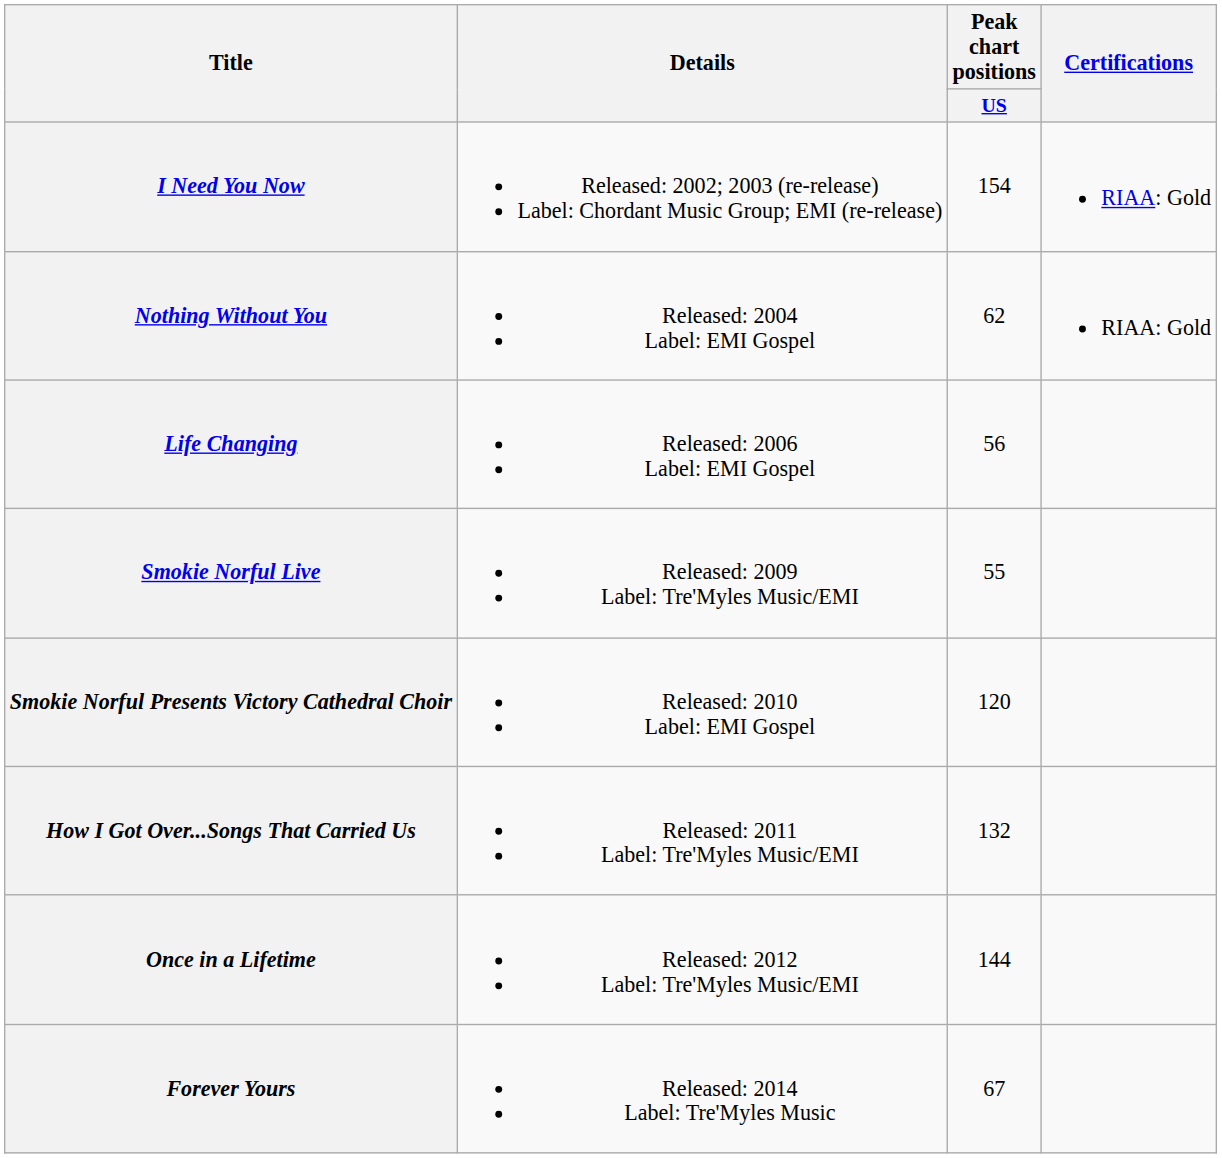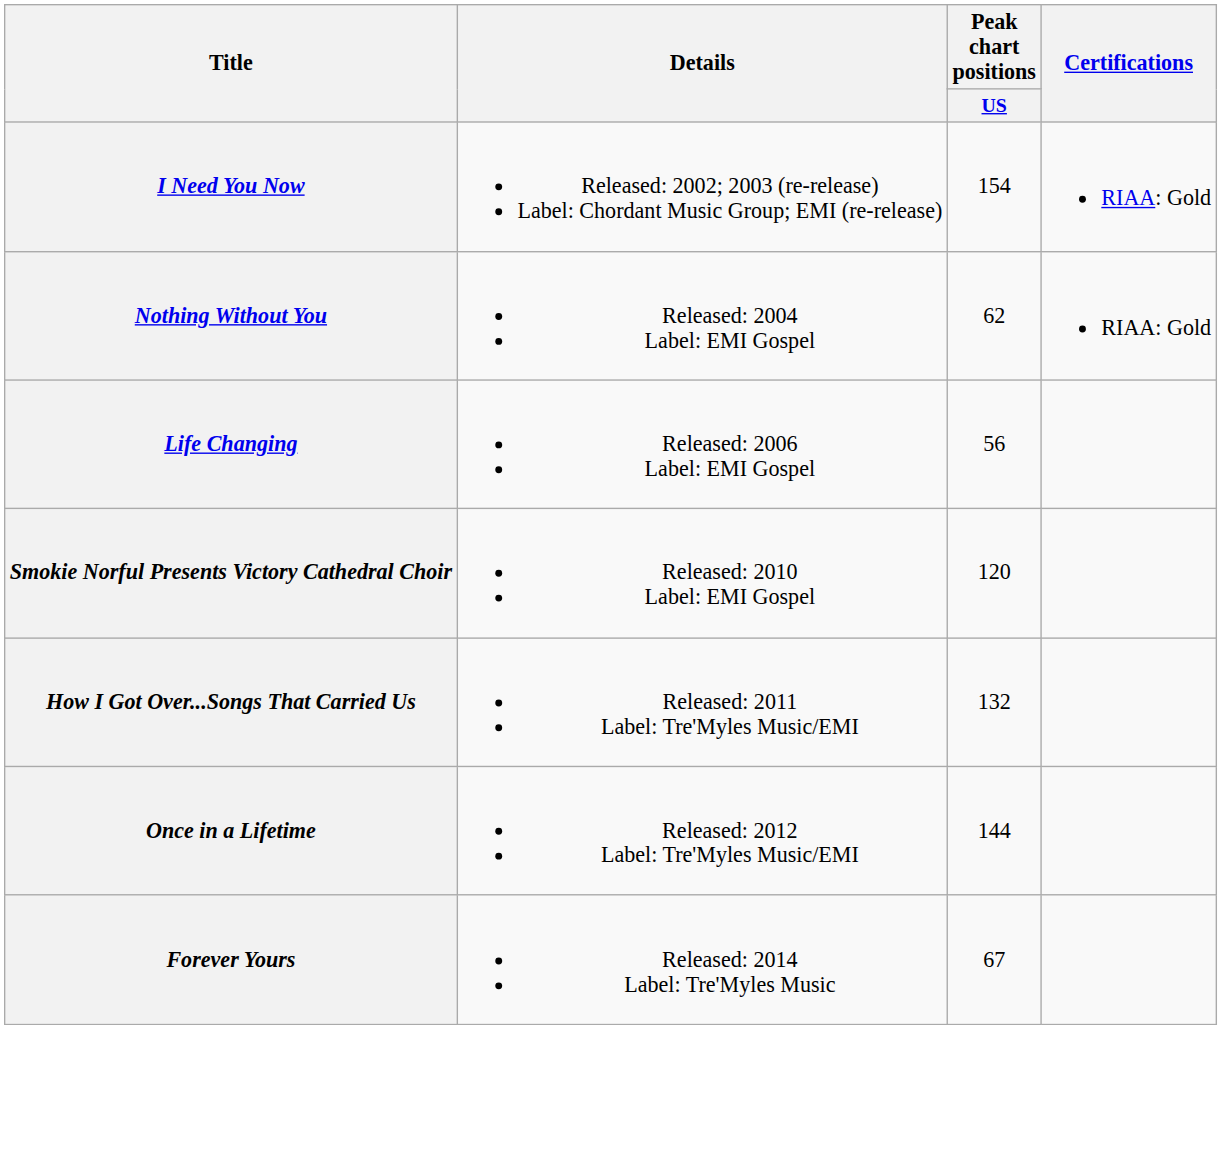- row: (231, 572)
